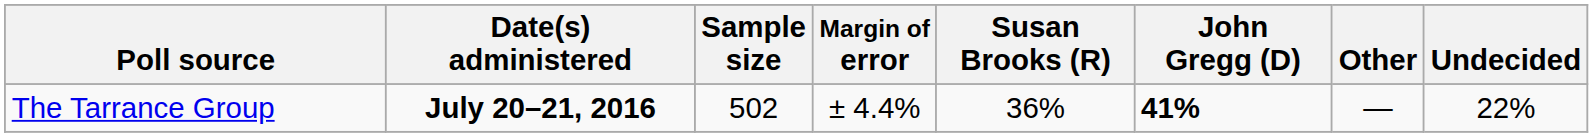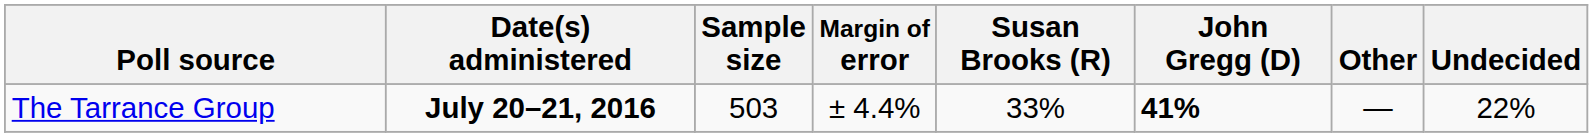(754, 107) 502 -> (754, 107) 503
(1035, 107) 36% -> (1035, 107) 33%
